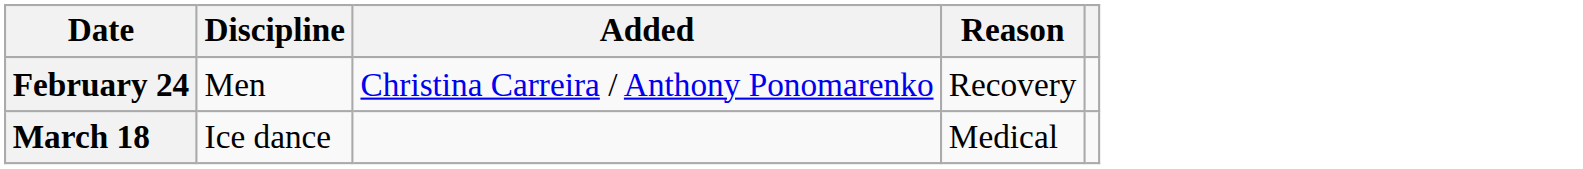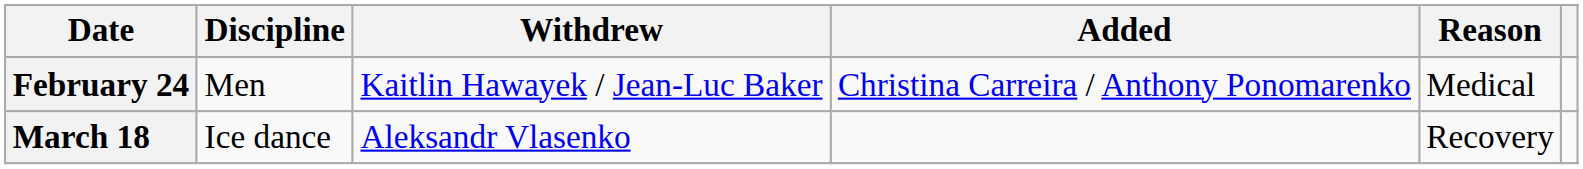+ column: (592, 30)
(1013, 83) Recovery -> (1481, 83) Medical
(1003, 136) Medical -> (1490, 136) Recovery
